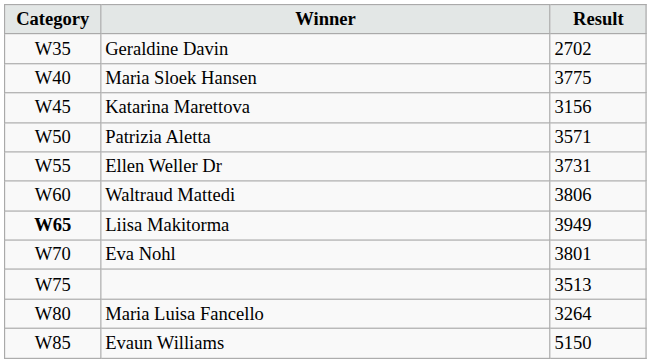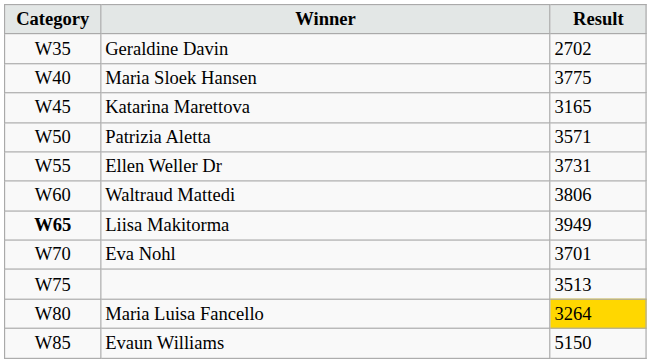(573, 107) 3156 -> (573, 107) 3165
(573, 254) 3801 -> (573, 254) 3701
(573, 313) no background -> (573, 313) gold background
